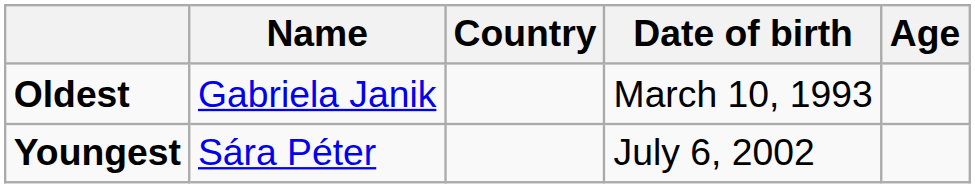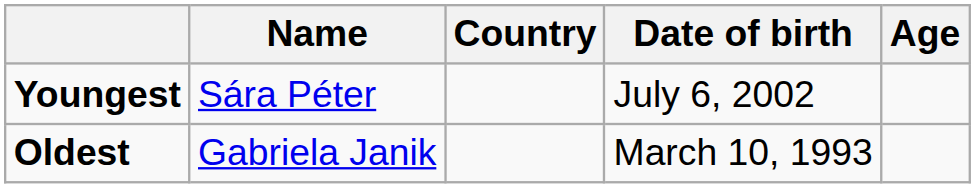rows swapped: (97, 152) <-> (72, 93)
